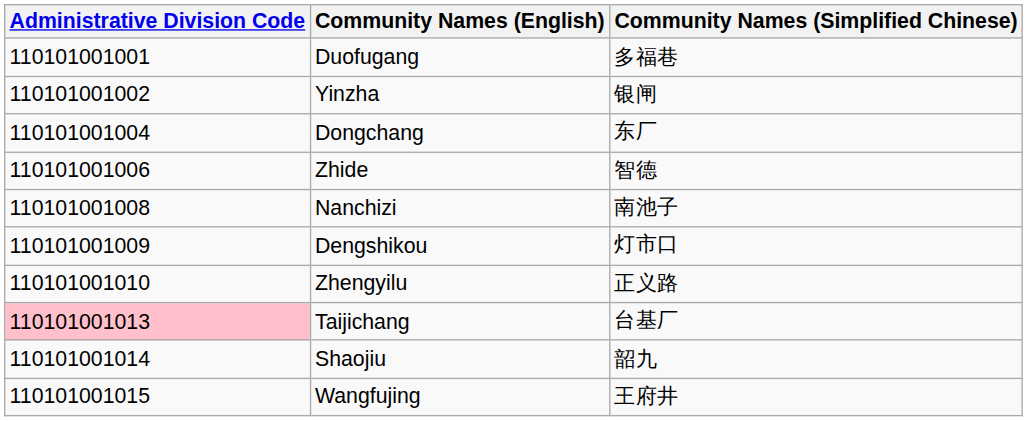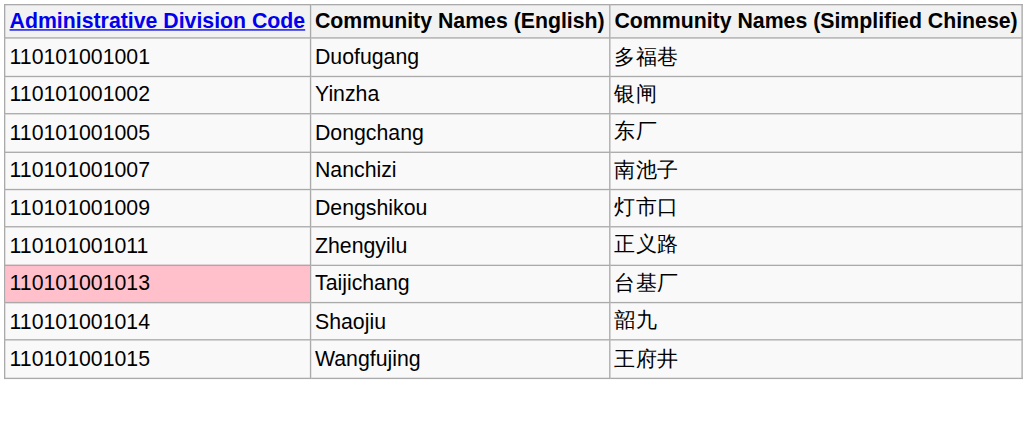(80, 132) 110101001004 -> (80, 132) 110101001005
- row: (342, 170)
(80, 208) 110101001008 -> (80, 170) 110101001007
(80, 283) 110101001010 -> (79, 245) 110101001011
